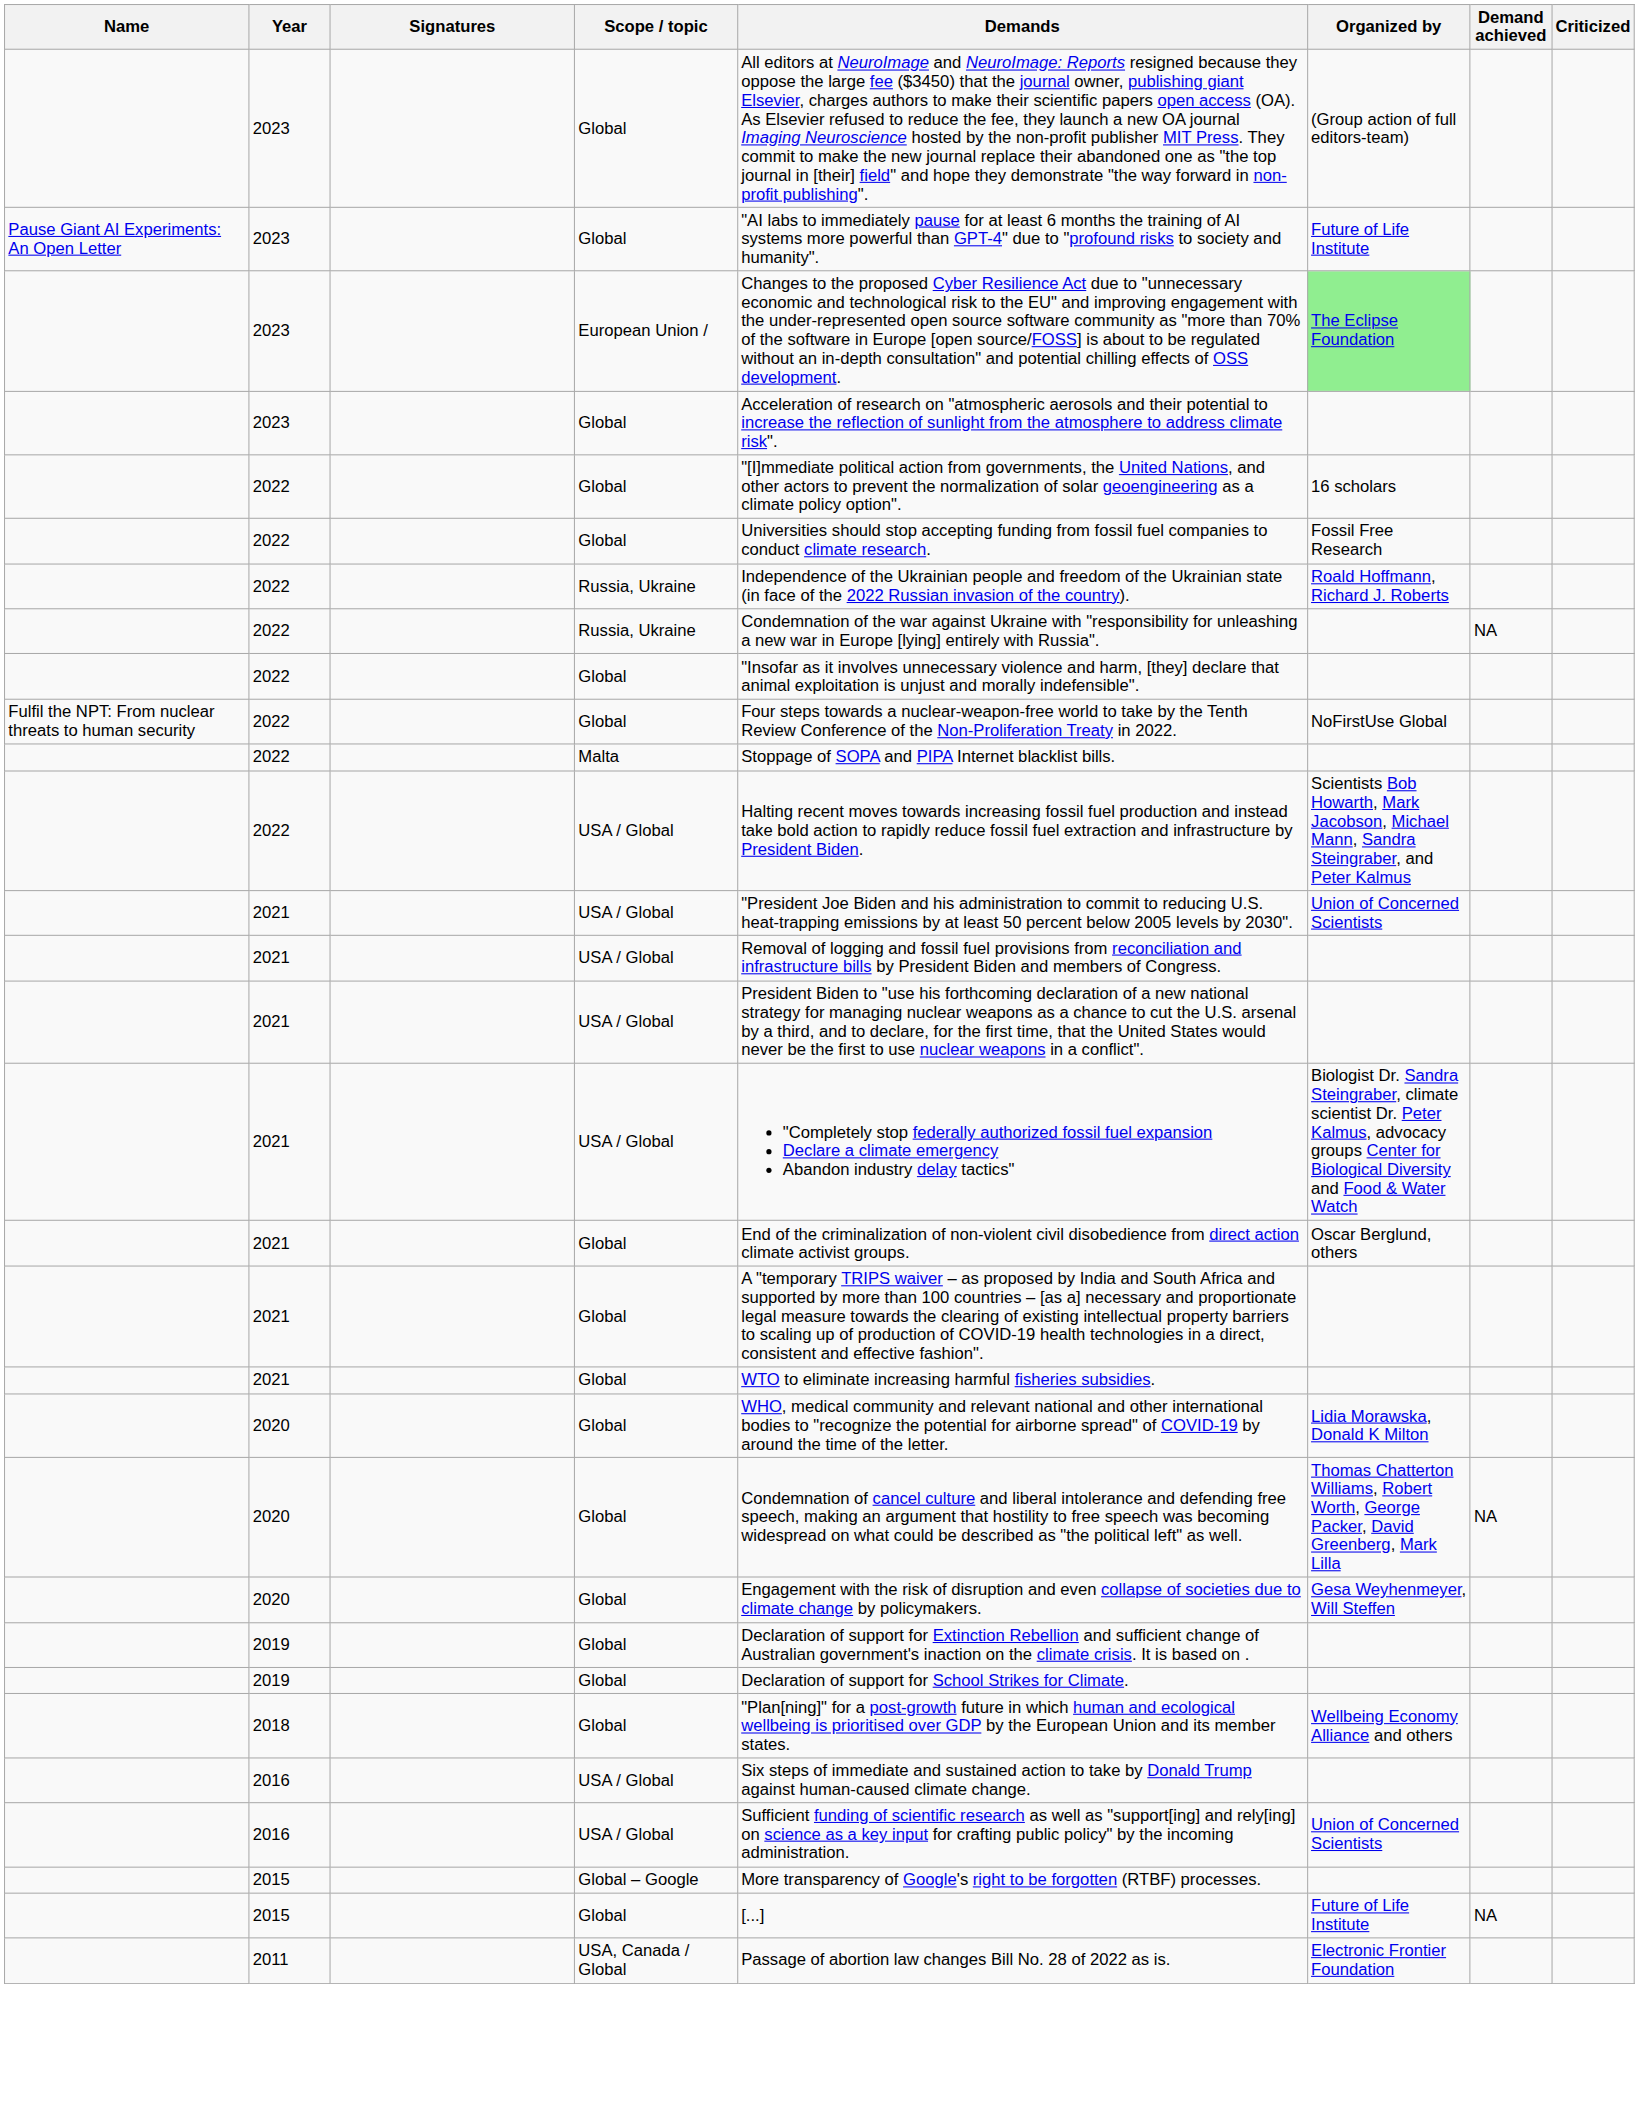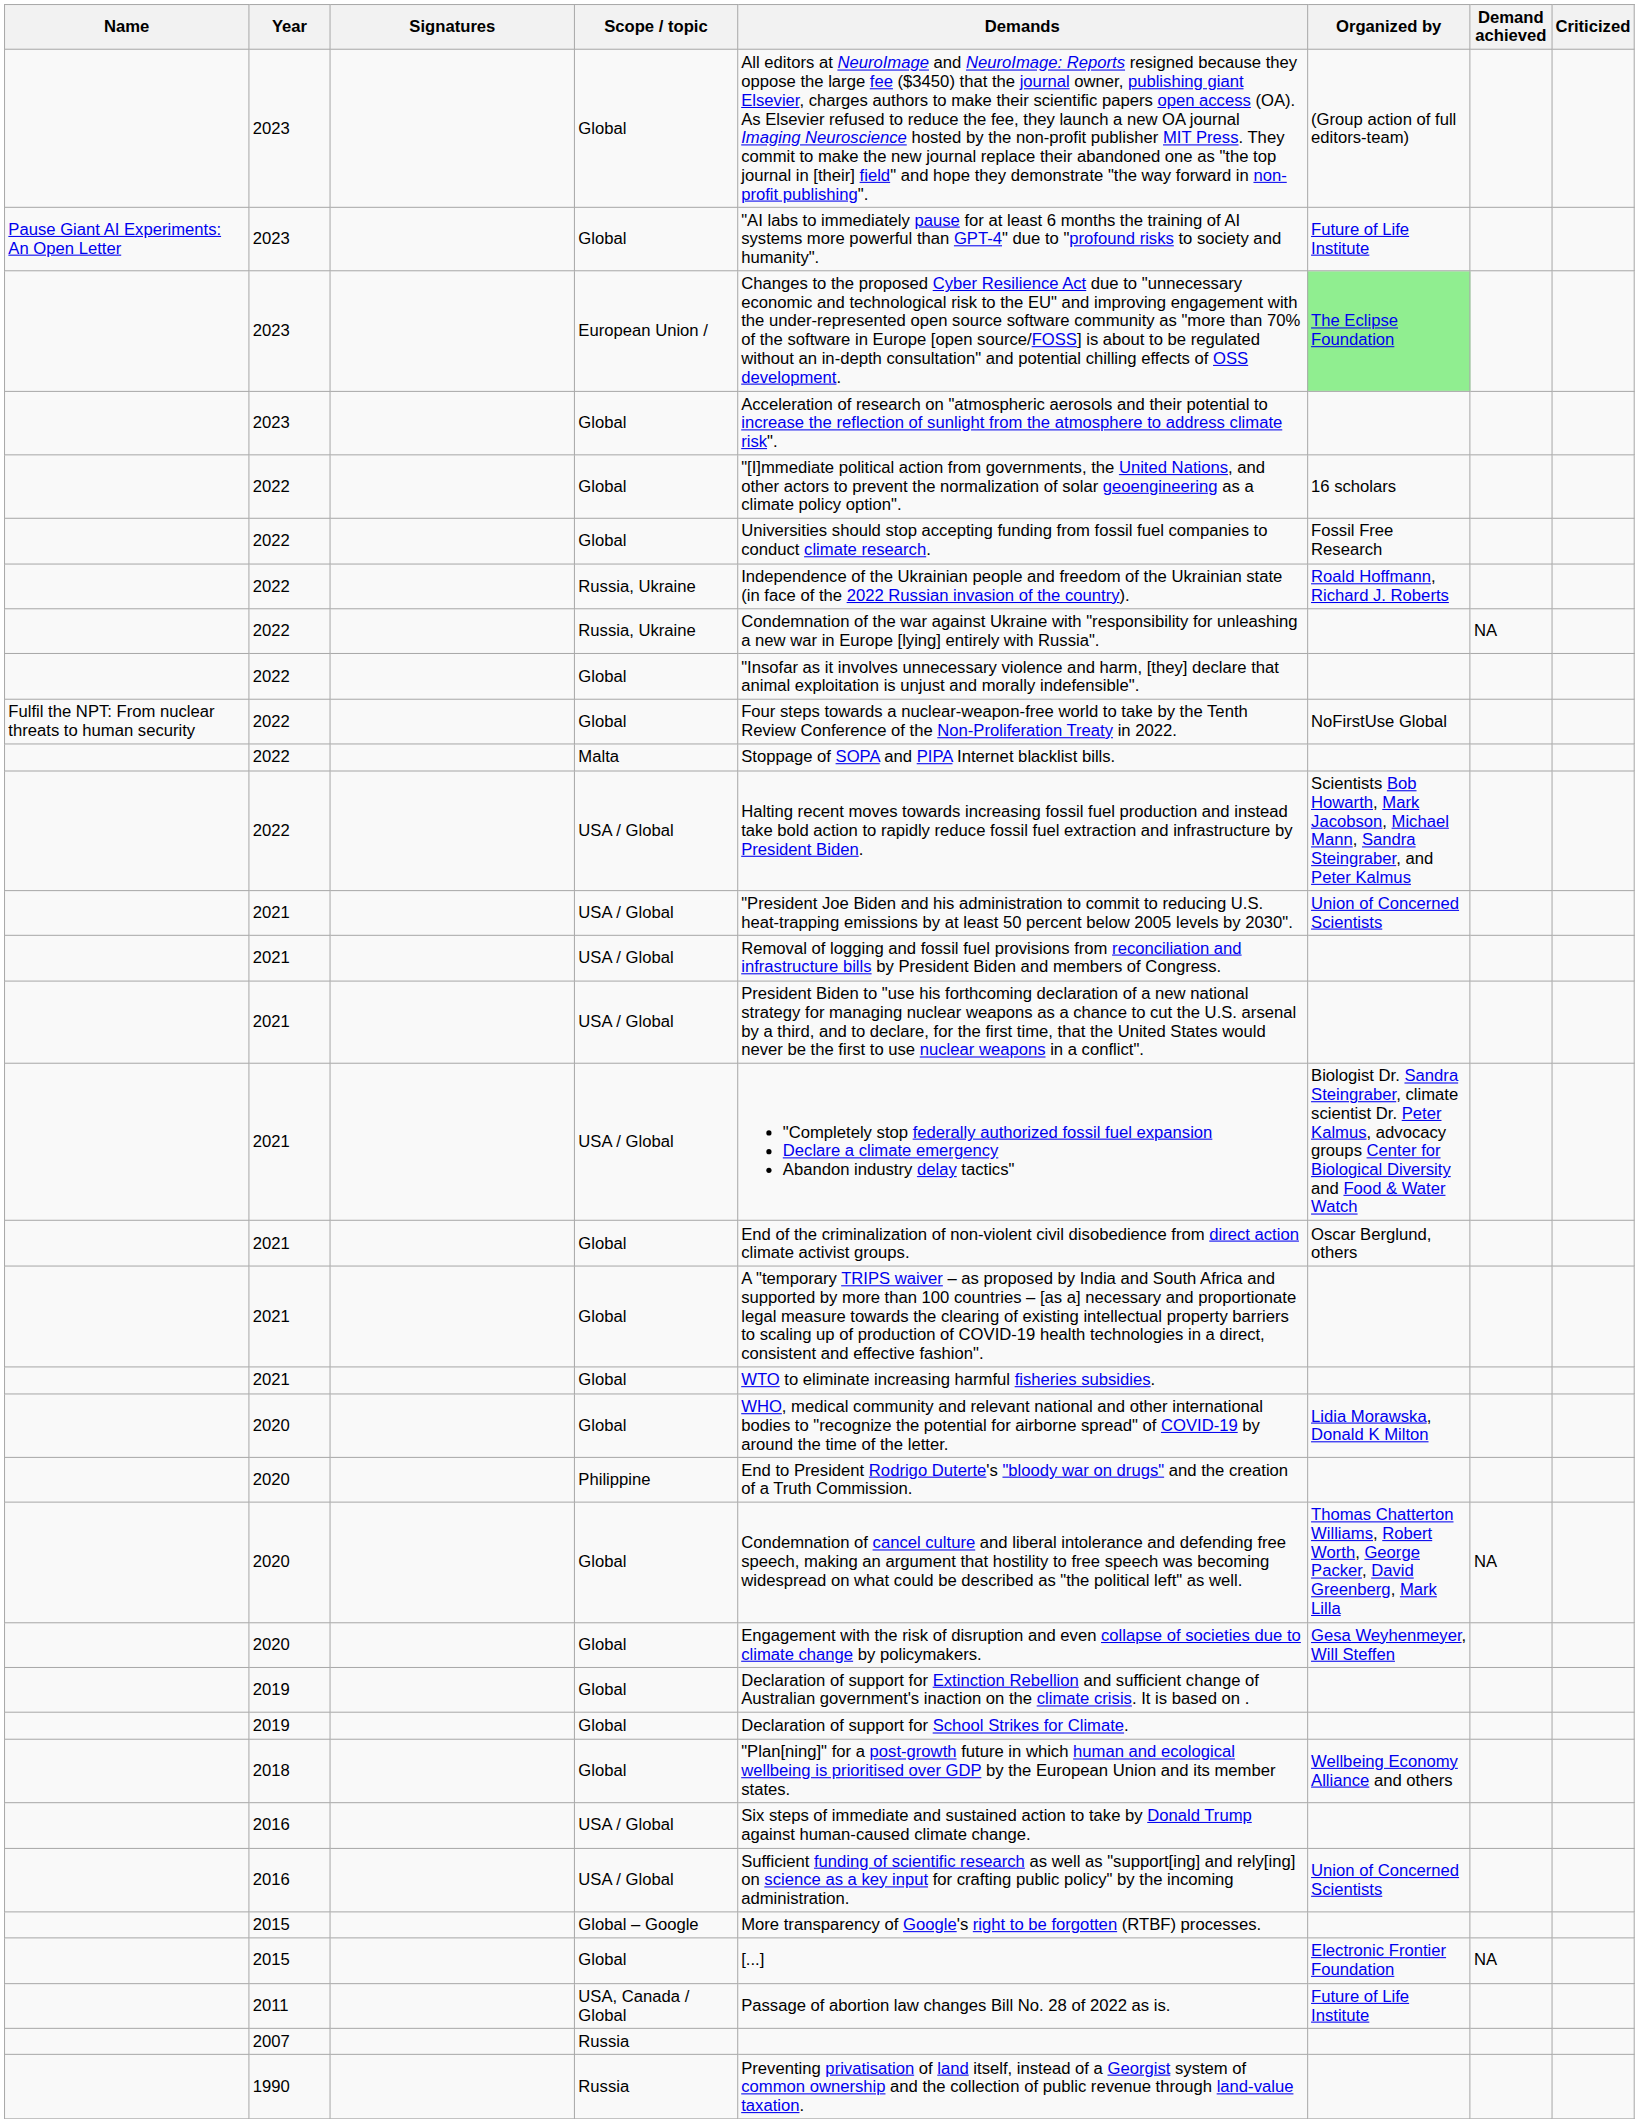+ row: (271, 1479)
(1360, 1915) Future of Life Institute -> (1379, 1960) Electronic Frontier Foundation
(1379, 1960) Electronic Frontier Foundation -> (1360, 2005) Future of Life Institute
+ row: (271, 2041)
+ row: (271, 2086)
